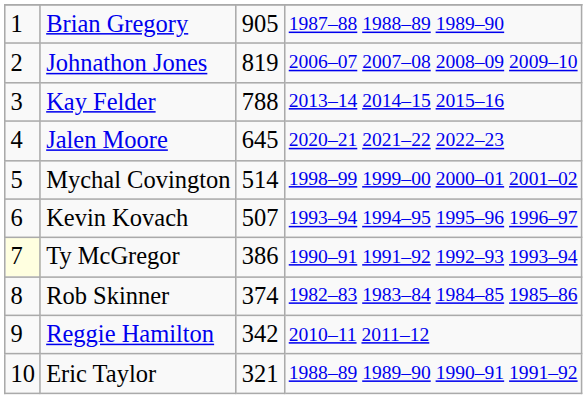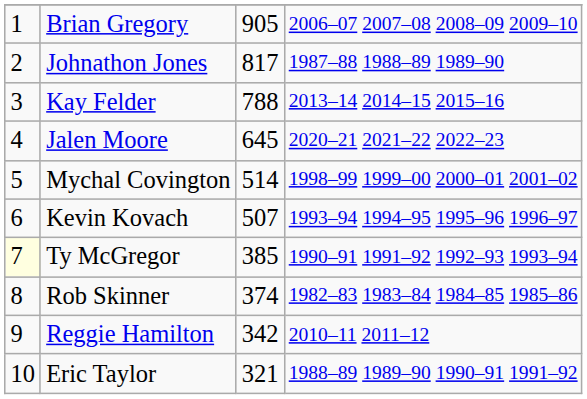(396, 23) 1987–88 1988–89 1989–90 -> (433, 23) 2006–07 2007–08 2008–09 2009–10
(260, 62) 819 -> (260, 62) 817
(433, 62) 2006–07 2007–08 2008–09 2009–10 -> (396, 62) 1987–88 1988–89 1989–90
(260, 256) 386 -> (260, 256) 385
